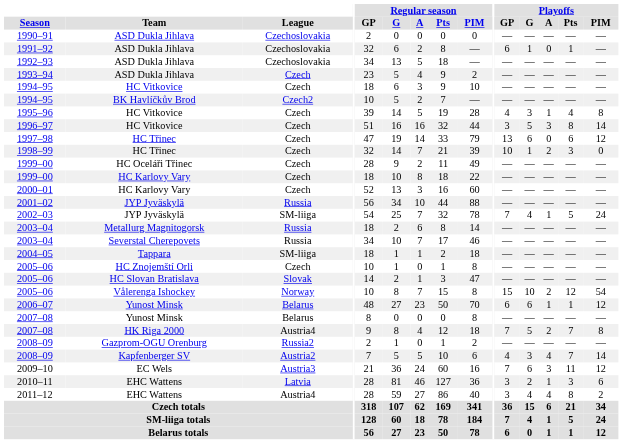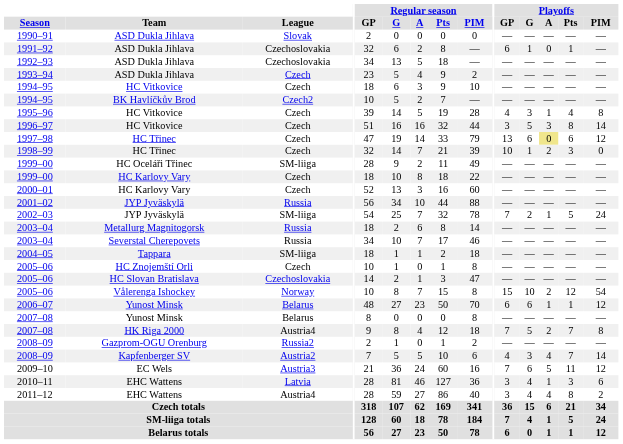(298, 36) Czechoslovakia -> (298, 36) Slovak
(549, 138) no background -> (549, 138) khaki background
(298, 164) Czech -> (298, 164) SM-liiga
(530, 215) 4 -> (530, 215) 2
(298, 279) Slovak -> (298, 279) Czechoslovakia
(549, 368) 3 -> (549, 368) 5
(530, 381) 2 -> (530, 381) 4
